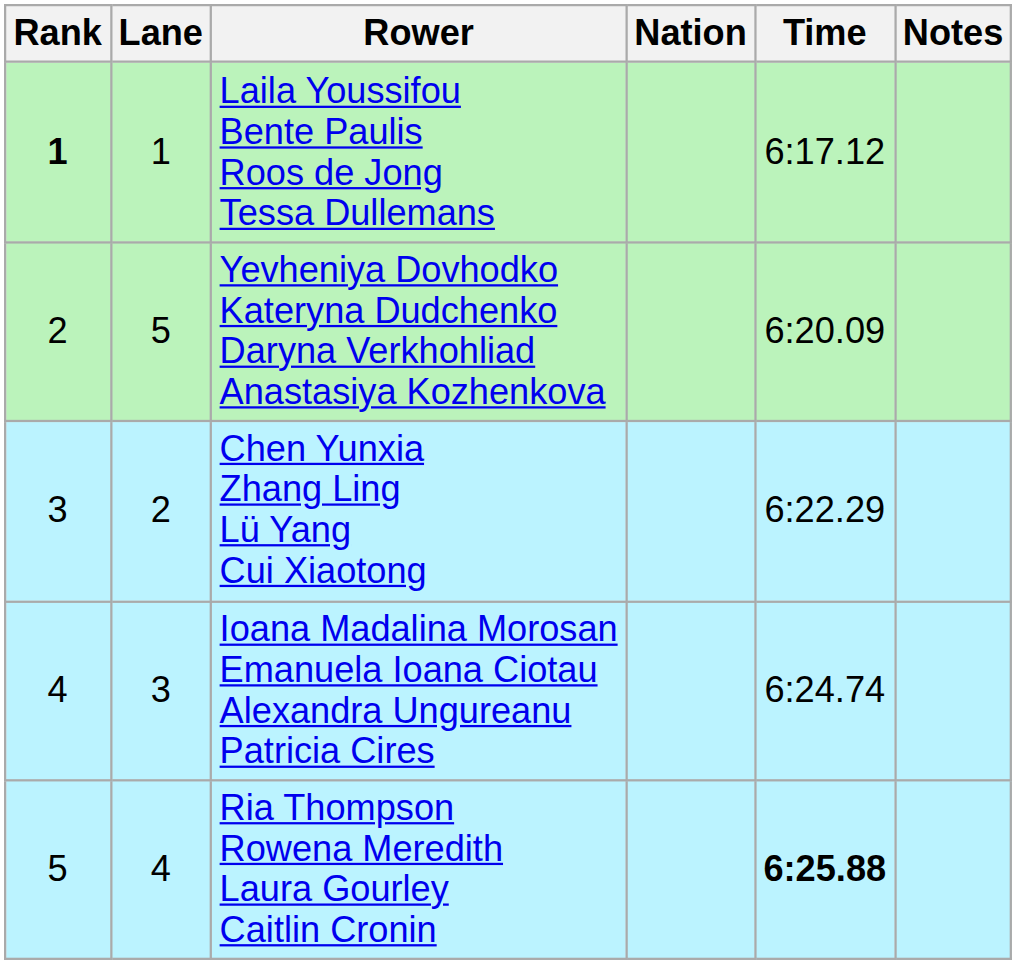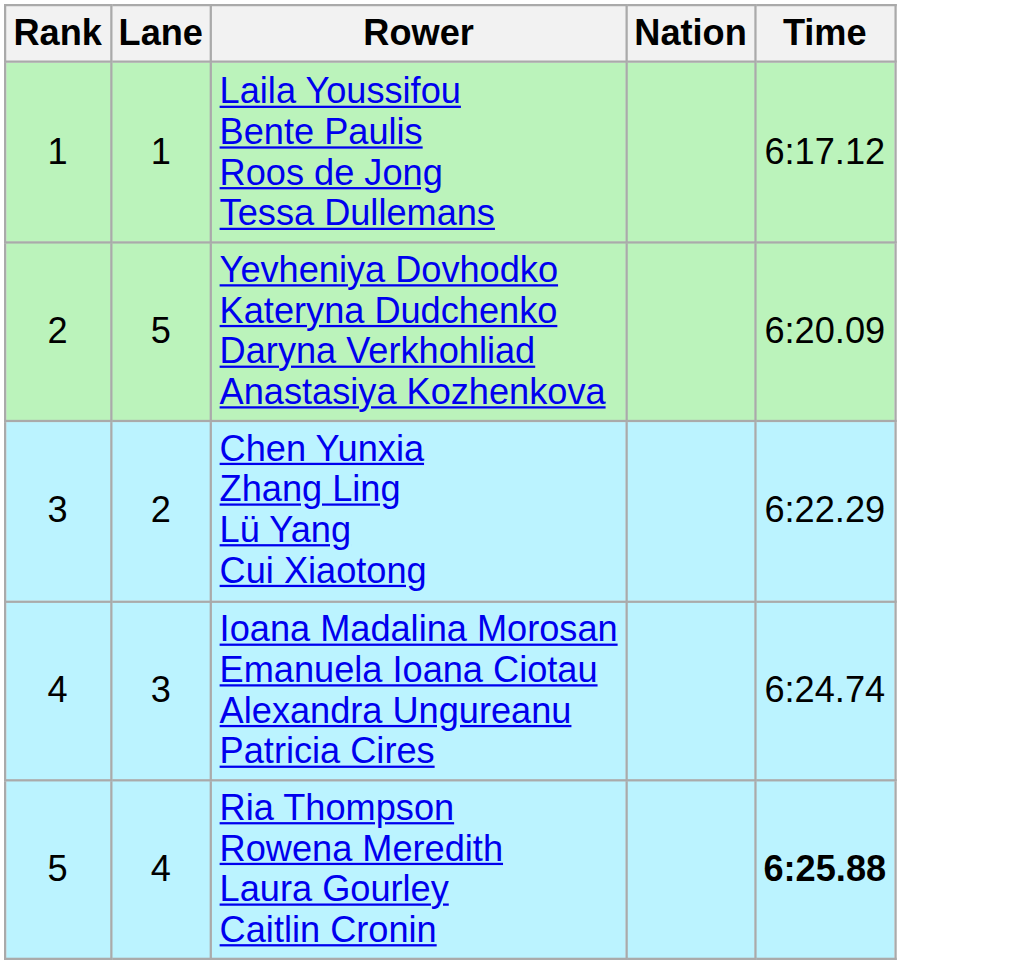- column: (953, 33)
(58, 151) bold -> (58, 151) normal
